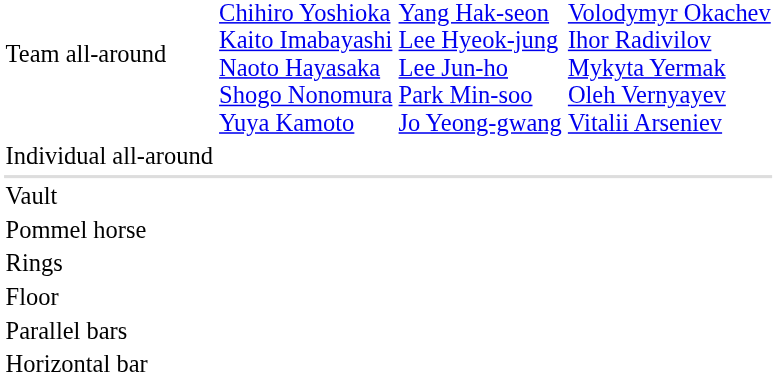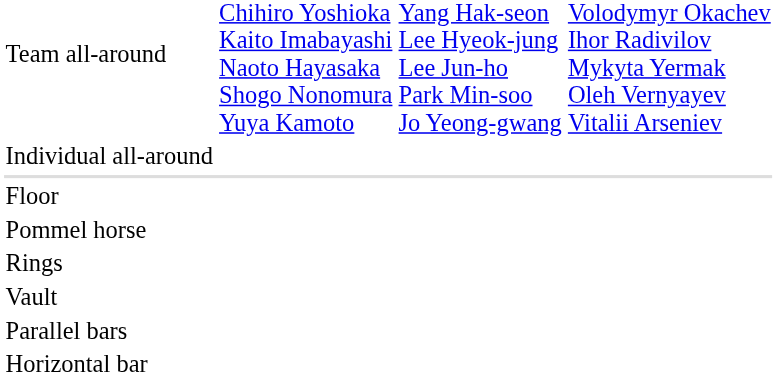rows swapped: (32, 297) <-> (31, 196)
